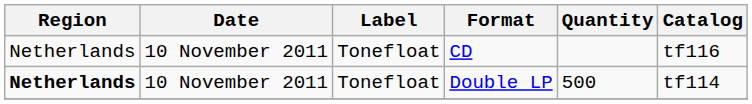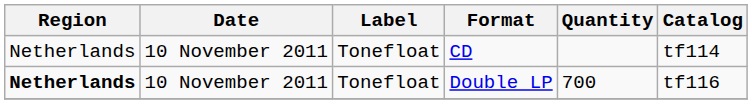(691, 51) tf116 -> (691, 51) tf114
(579, 83) 500 -> (579, 83) 700
(691, 83) tf114 -> (691, 83) tf116
